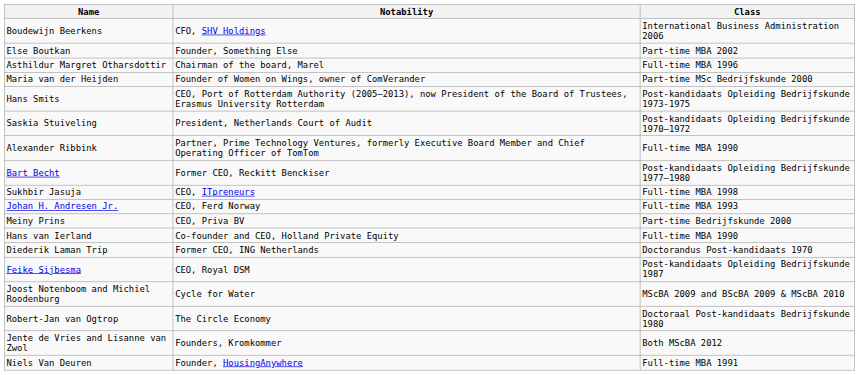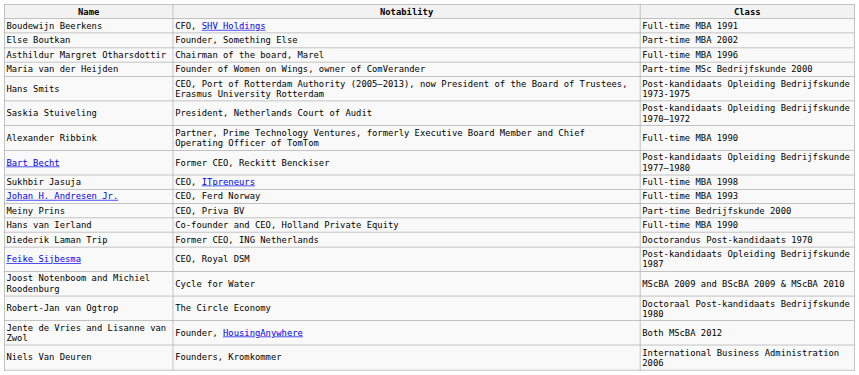(741, 31) International Business Administration 2006 -> (690, 26) Full-time MBA 1991
(228, 343) Founders, Kromkommer -> (239, 333) Founder, HousingAnywhere
(239, 363) Founder, HousingAnywhere -> (228, 358) Founders, Kromkommer
(690, 363) Full-time MBA 1991 -> (741, 358) International Business Administration 2006
